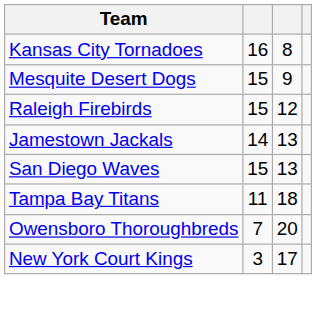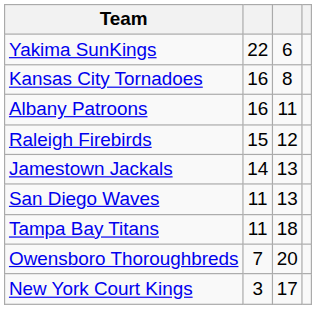+ row: (83, 49)
- row: (102, 79)
+ row: (78, 109)
(258, 169) 15 -> (258, 199) 11
